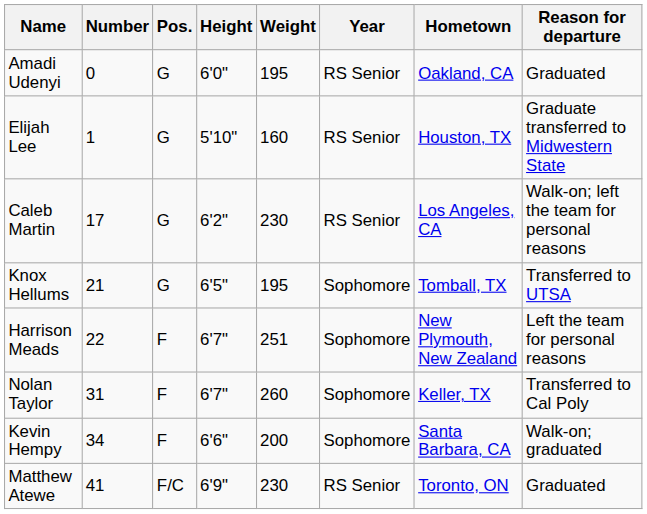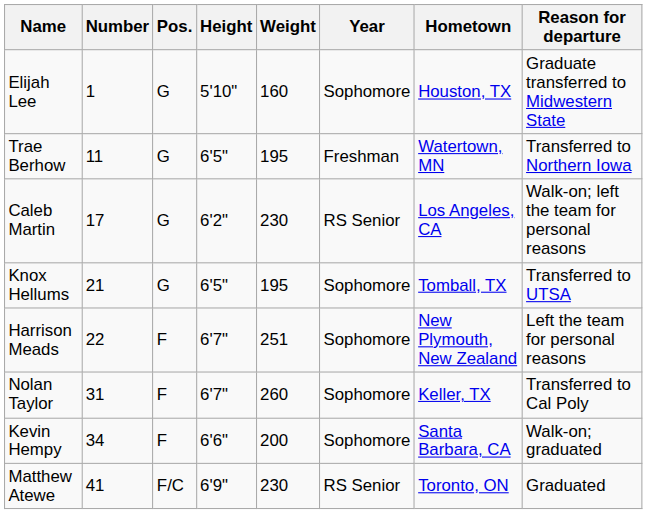- row: (35, 72)
(362, 137) RS Senior -> (367, 91) Sophomore
+ row: (37, 156)
